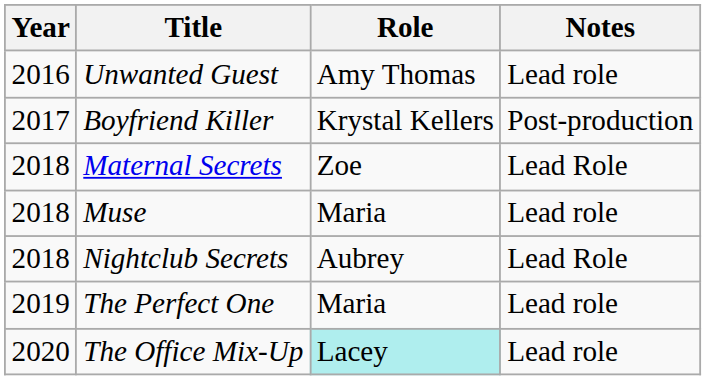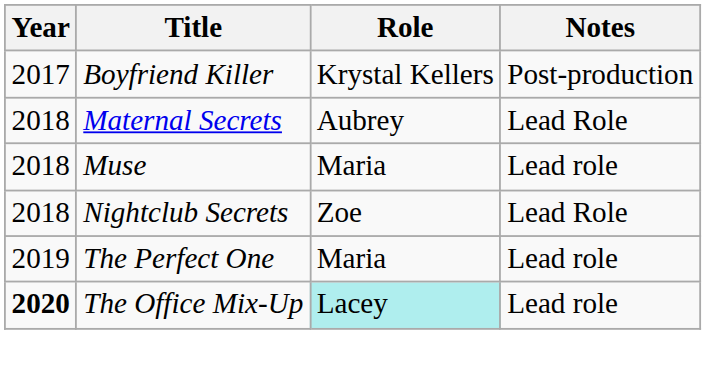- row: (181, 73)
(339, 166) Zoe -> (360, 119) Aubrey
(360, 258) Aubrey -> (339, 212) Zoe
(41, 350) normal -> (41, 304) bold
